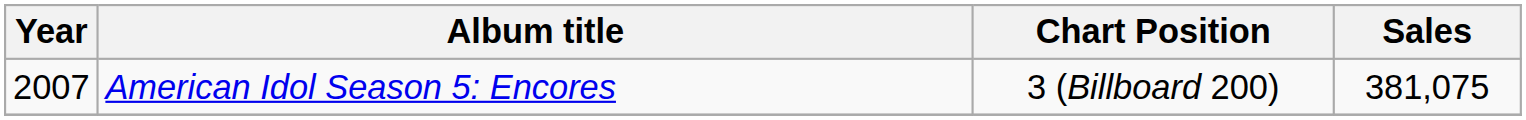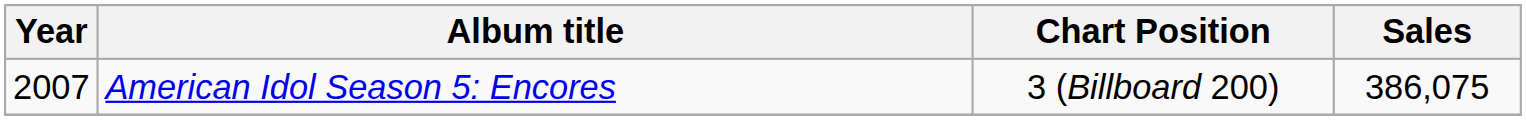(1427, 86) 381,075 -> (1427, 86) 386,075
